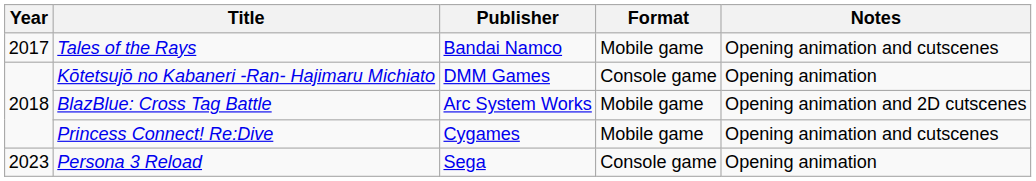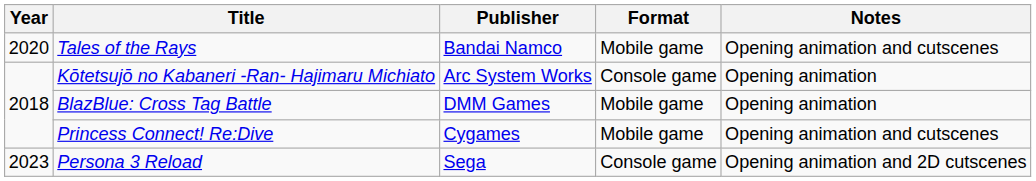(29, 47) 2017 -> (29, 47) 2020
(497, 76) DMM Games -> (518, 76) Arc System Works
(518, 104) Arc System Works -> (497, 104) DMM Games
(876, 104) Opening animation and 2D cutscenes -> (801, 104) Opening animation
(801, 162) Opening animation -> (876, 162) Opening animation and 2D cutscenes
